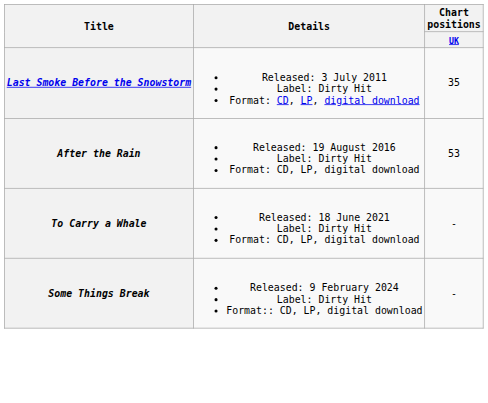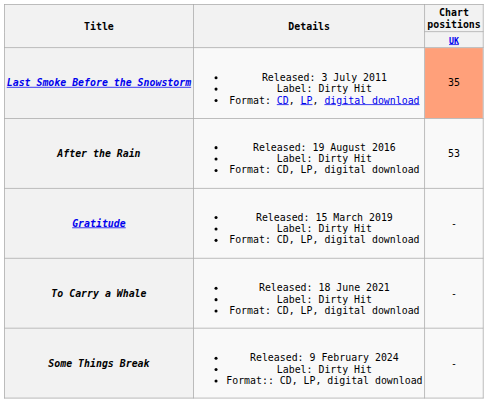(454, 83) no background -> (454, 83) lightsalmon background
+ row: (99, 223)
